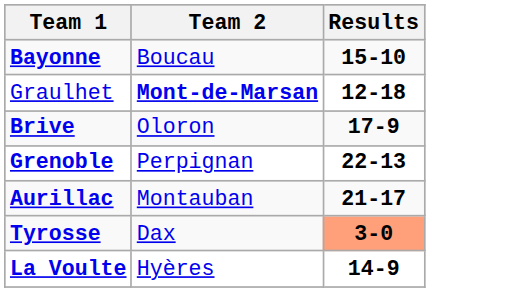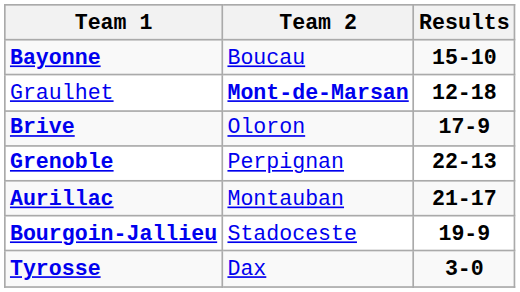+ row: (114, 233)
(374, 233) lightsalmon background -> (464, 269) no background
- row: (68, 269)
